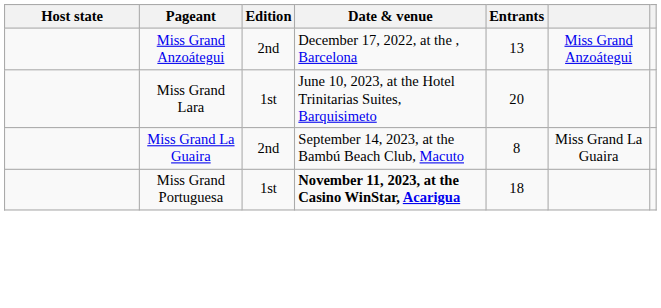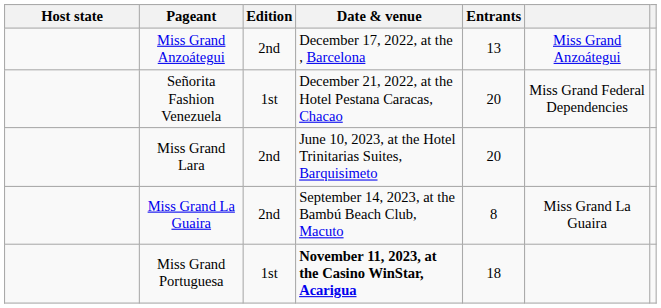+ row: (191, 98)
(268, 98) 1st -> (269, 156) 2nd
